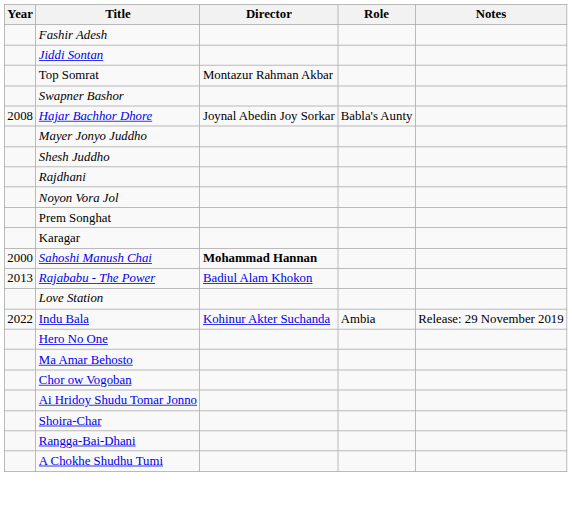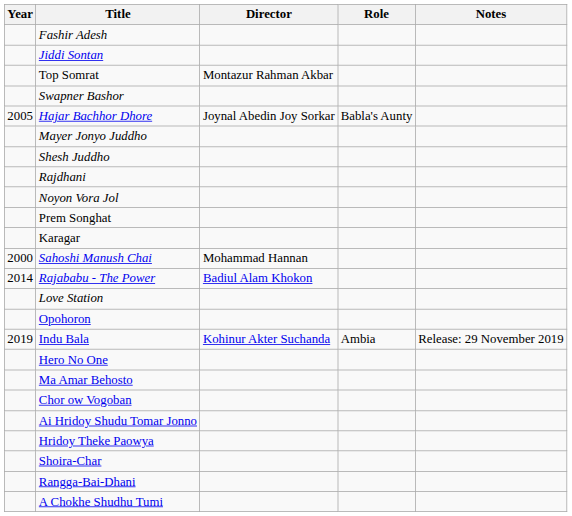(20, 116) 2008 -> (20, 116) 2005
(260, 258) bold -> (255, 258) normal
(20, 278) 2013 -> (20, 278) 2014
+ row: (65, 319)
(20, 319) 2022 -> (20, 339) 2019
+ row: (96, 440)
